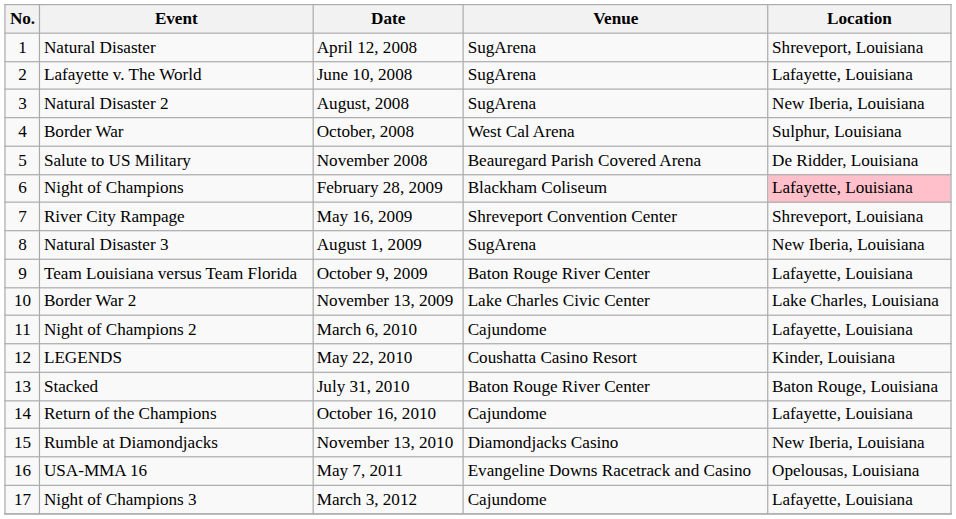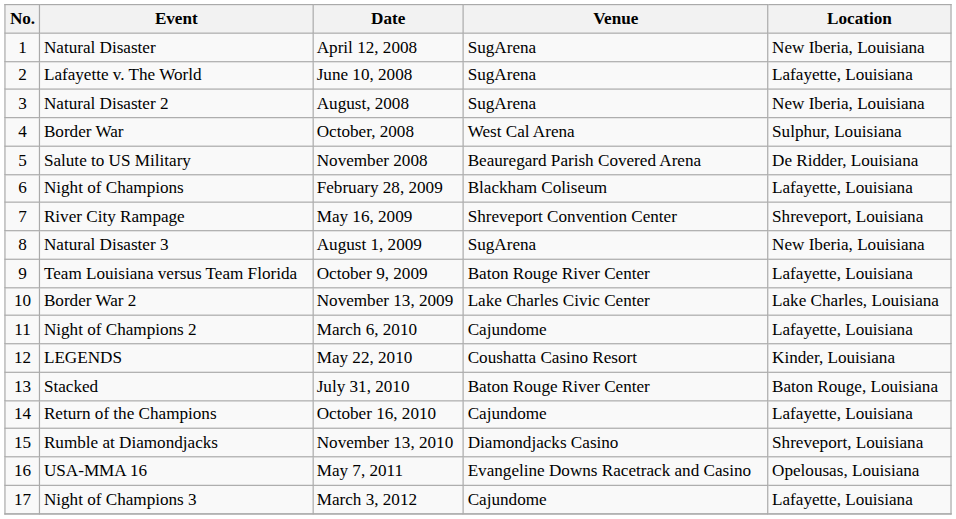(848, 46) Shreveport, Louisiana -> (848, 46) New Iberia, Louisiana
(842, 188) pink background -> (842, 188) no background
(848, 442) New Iberia, Louisiana -> (848, 442) Shreveport, Louisiana
